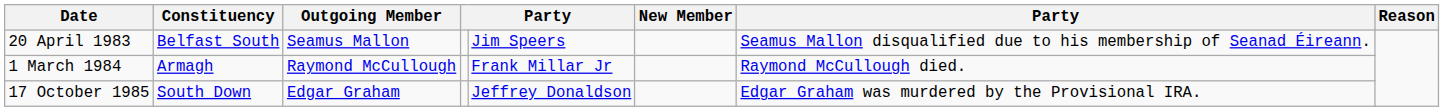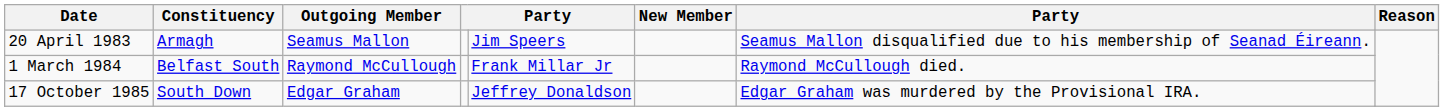(218, 43) Belfast South -> (185, 43) Armagh
(185, 68) Armagh -> (218, 68) Belfast South
